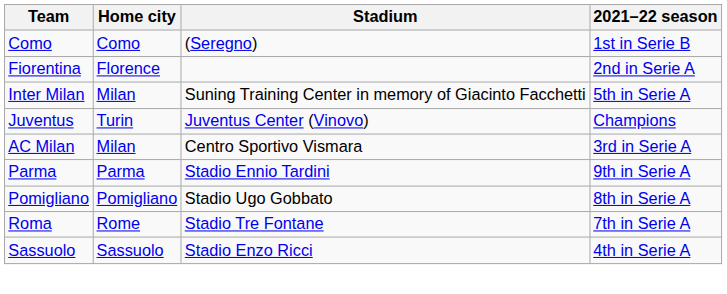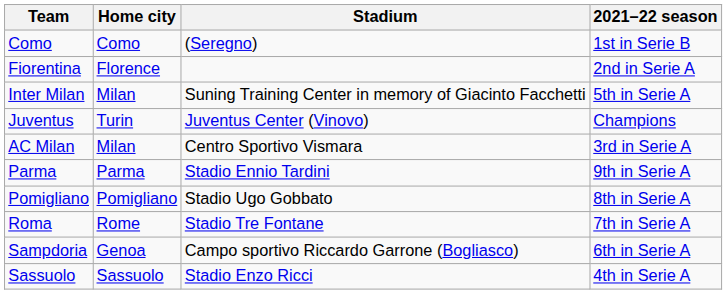+ row: (48, 250)
